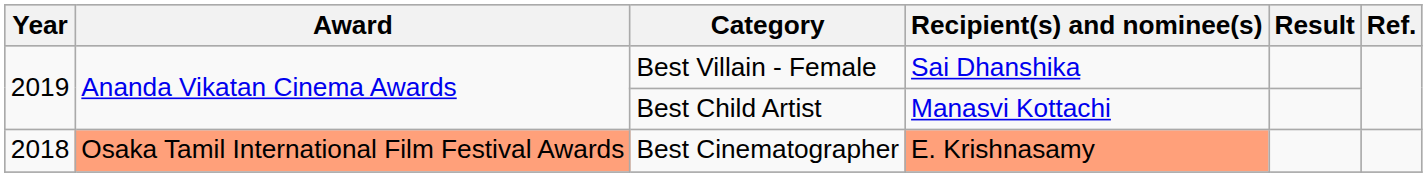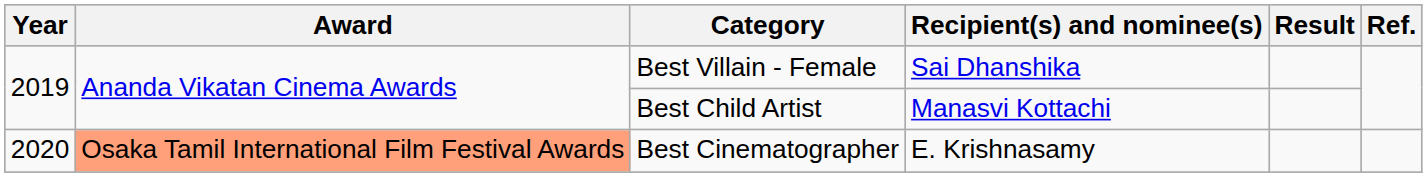(40, 150) 2018 -> (40, 150) 2020
(1003, 150) lightsalmon background -> (1003, 150) no background
